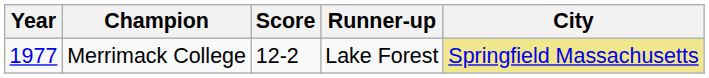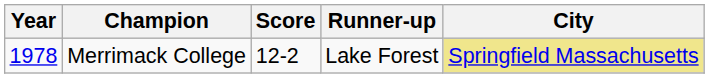(33, 55) 1977 -> (33, 55) 1978
